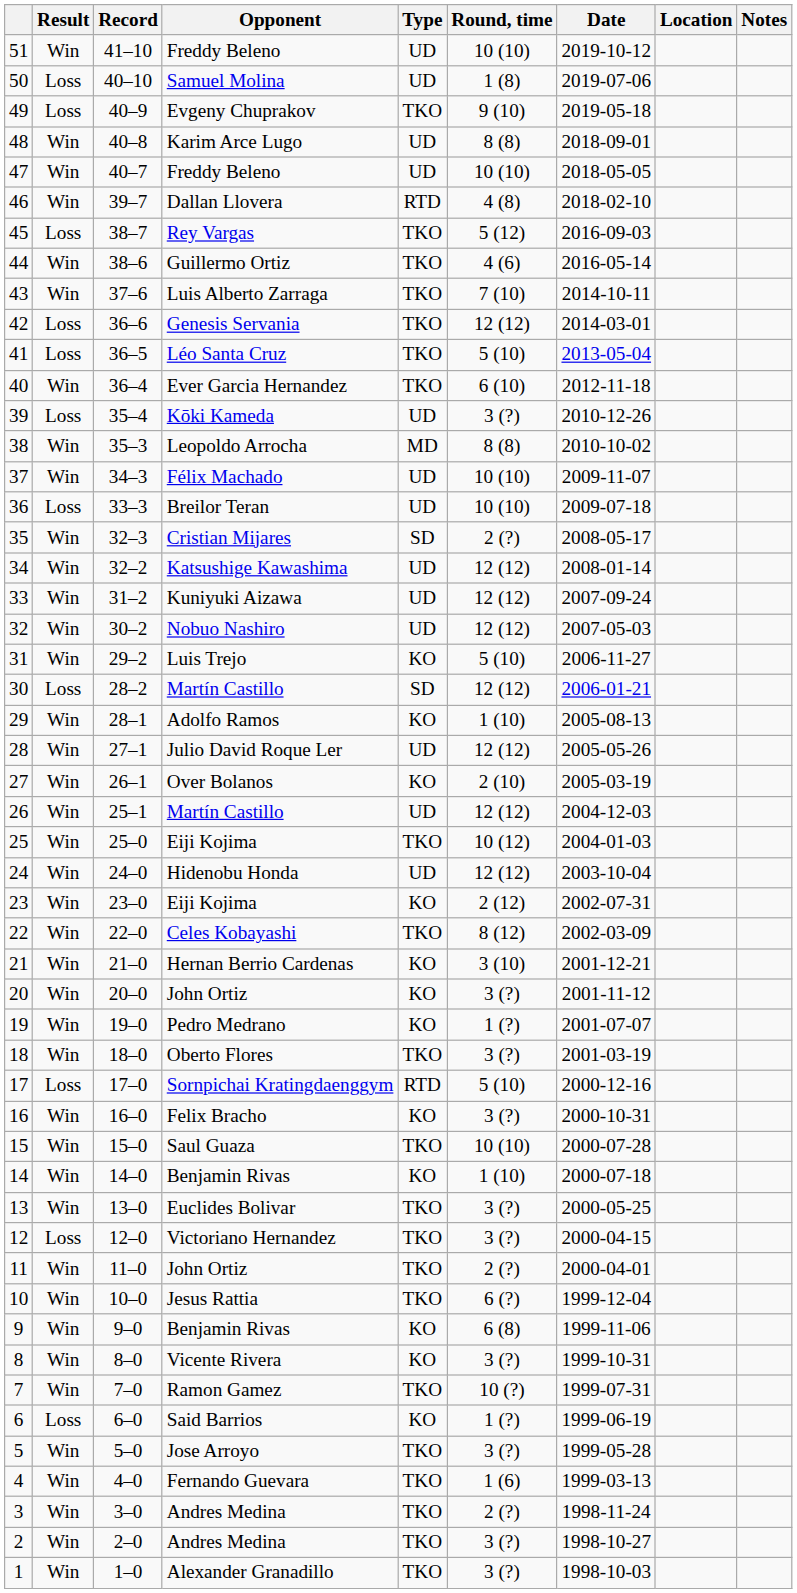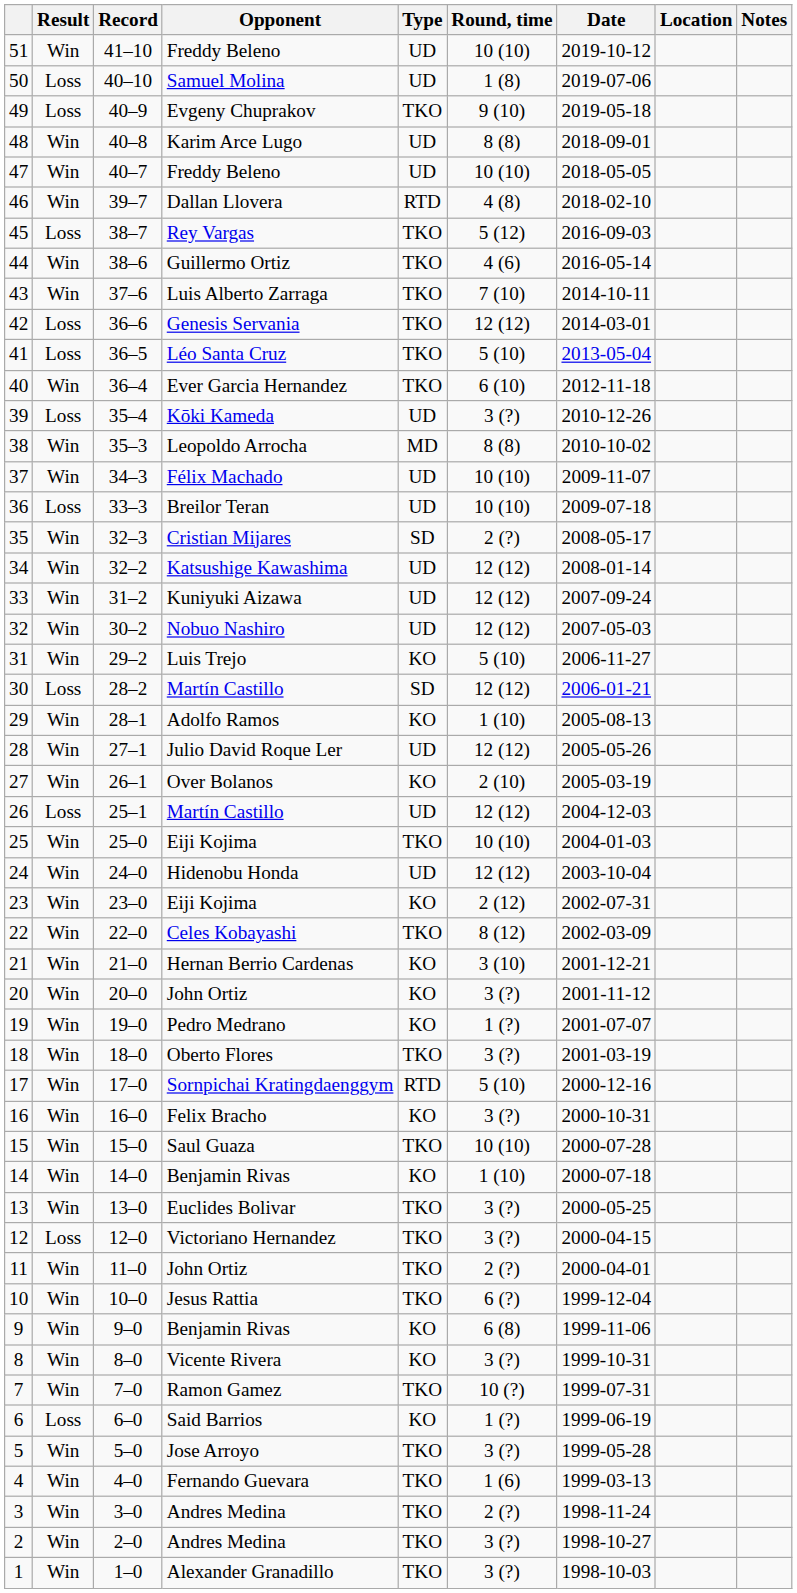(63, 811) Win -> (63, 811) Loss
(502, 841) 10 (12) -> (502, 841) 10 (10)
(63, 1085) Loss -> (63, 1085) Win
